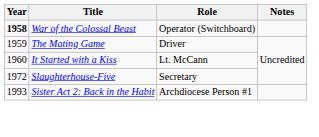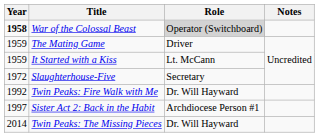(207, 28) no background -> (214, 28) lightgrey background
(17, 60) 1960 -> (17, 60) 1959
+ row: (95, 92)
(17, 92) 1993 -> (17, 108) 1997
+ row: (97, 124)
